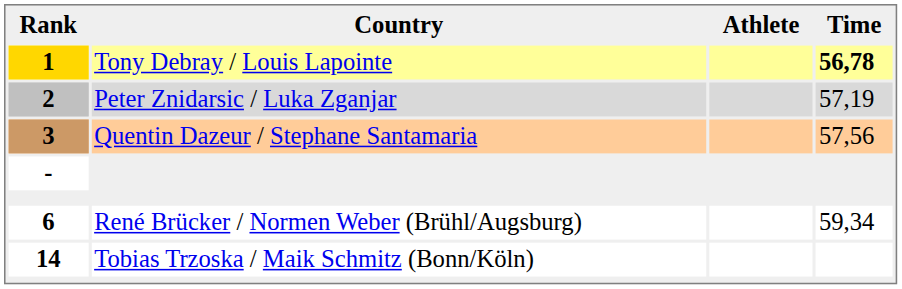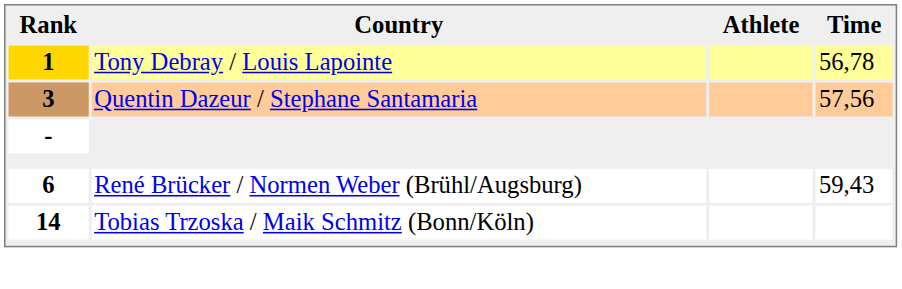(847, 62) bold -> (847, 62) normal
- row: (48, 99)
(847, 222) 59,34 -> (847, 185) 59,43
